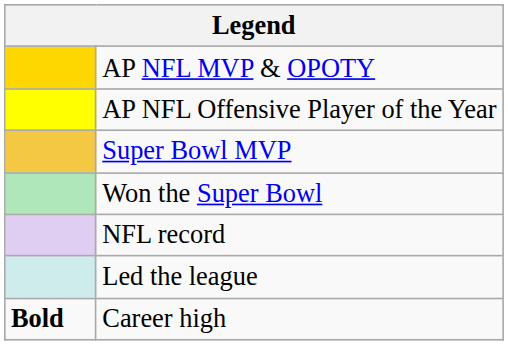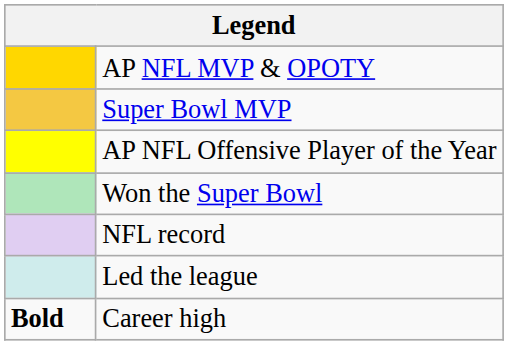rows swapped: (299, 109) <-> (197, 151)
